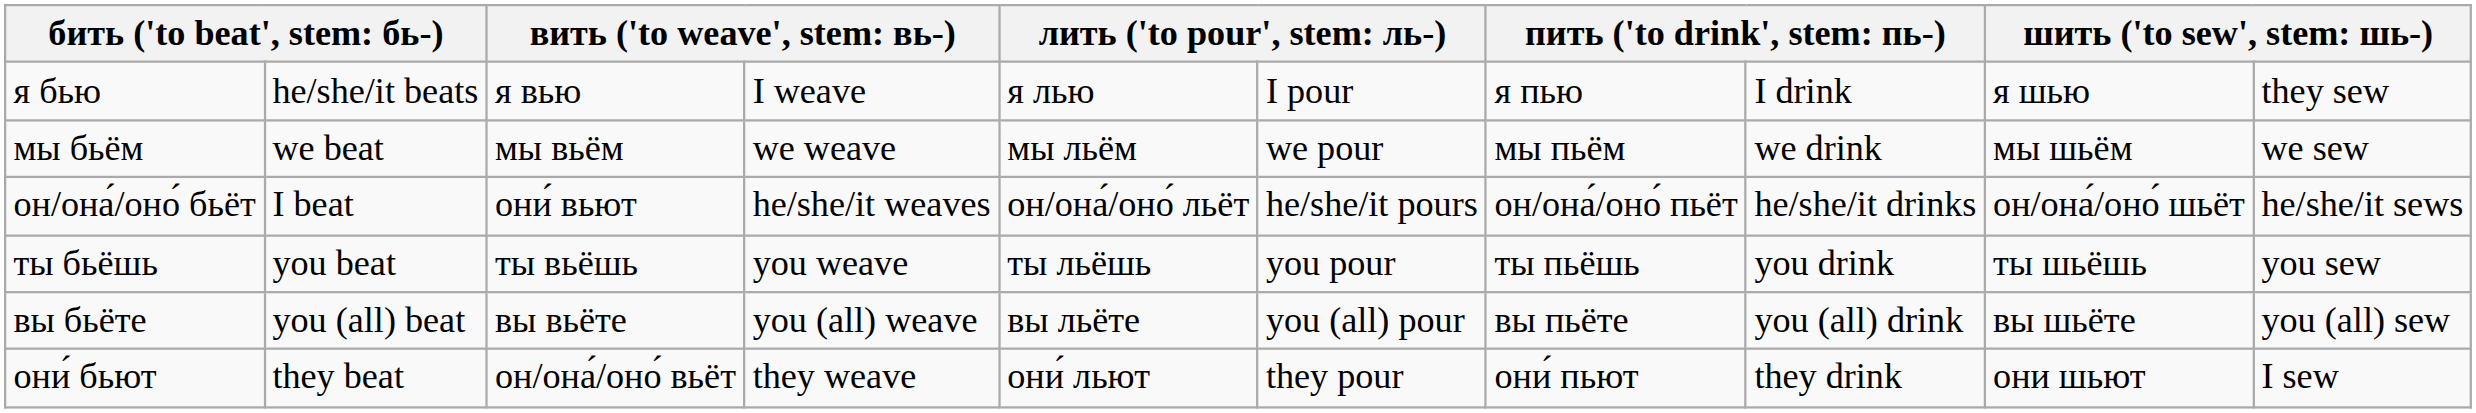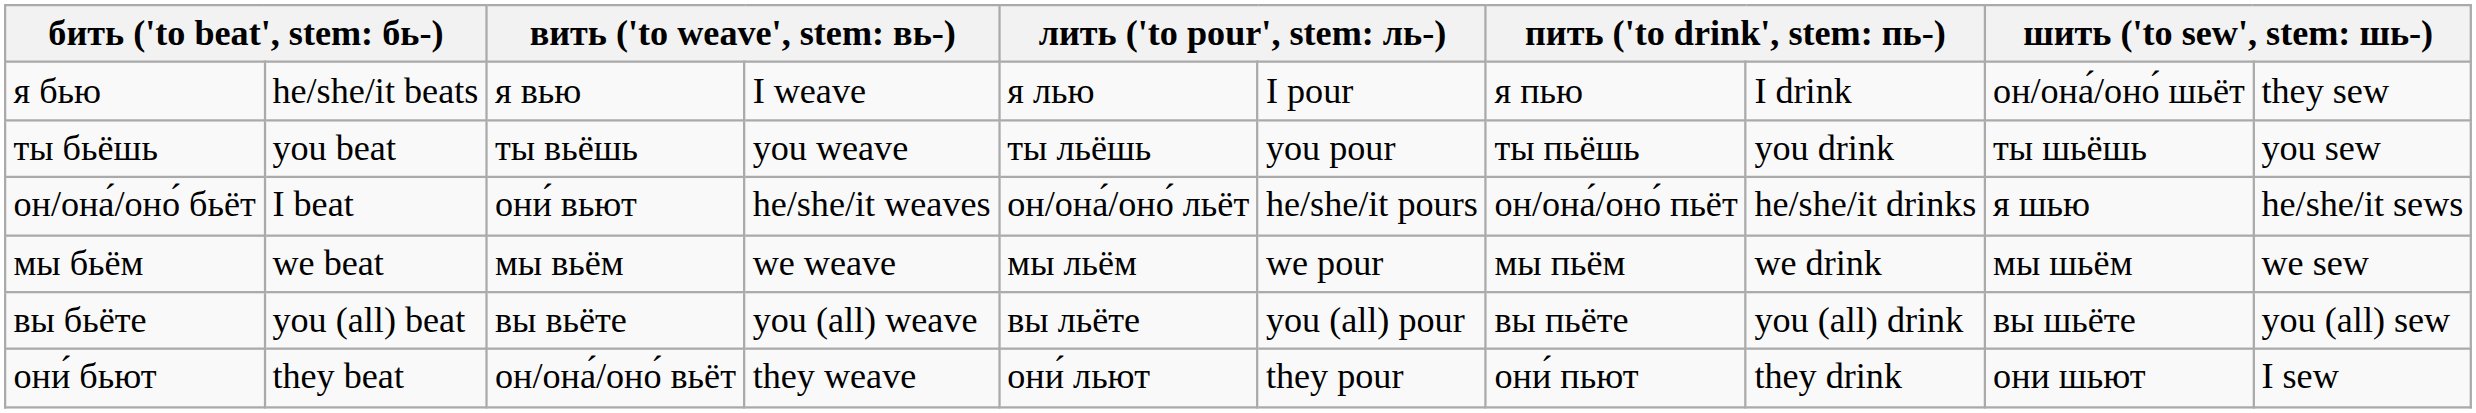(2042, 90) я шью -> (2119, 90) он/она́/оно́ шьёт
rows swapped: (86, 262) <-> (78, 147)
(2119, 205) он/она́/оно́ шьёт -> (2042, 205) я шью
